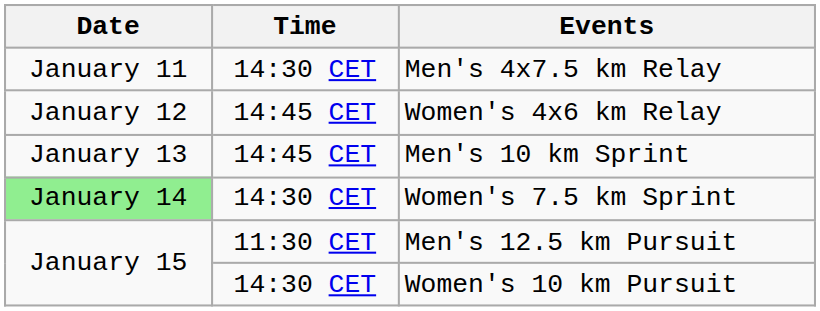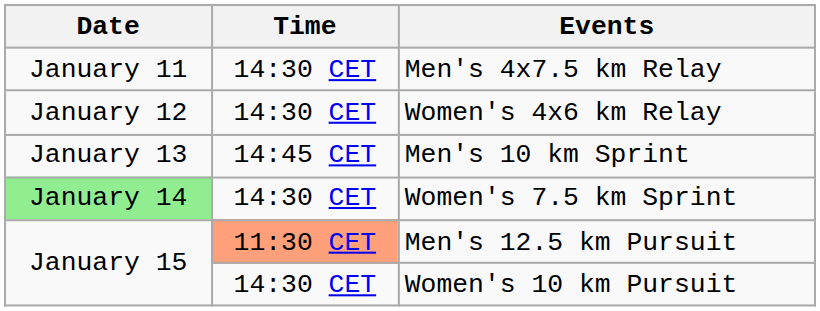(305, 113) 14:45 CET -> (305, 113) 14:30 CET
(305, 242) no background -> (305, 242) lightsalmon background
